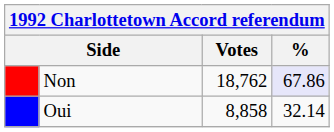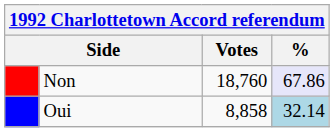(242, 81) 18,762 -> (242, 81) 18,760
(304, 111) no background -> (304, 111) lightblue background
